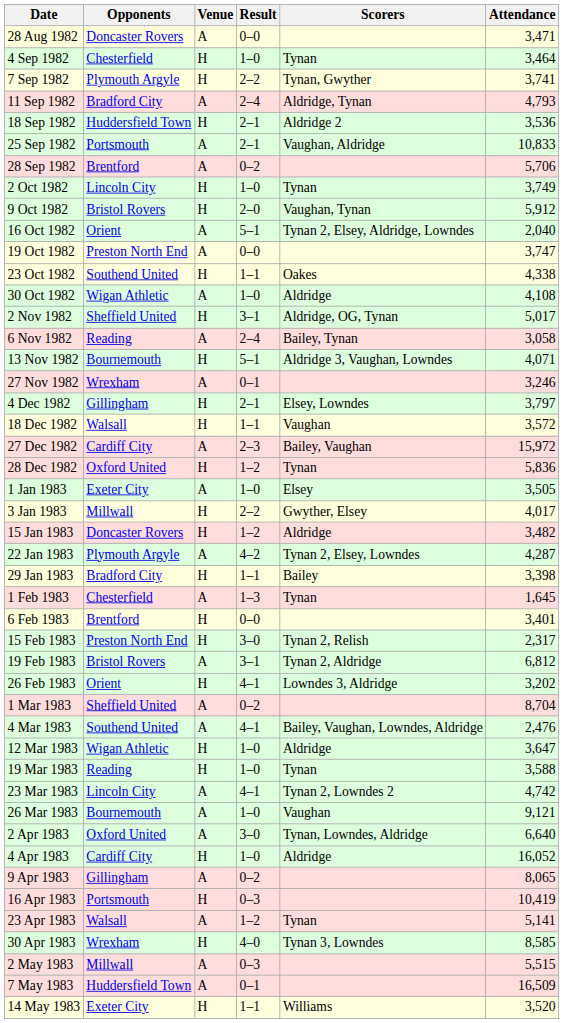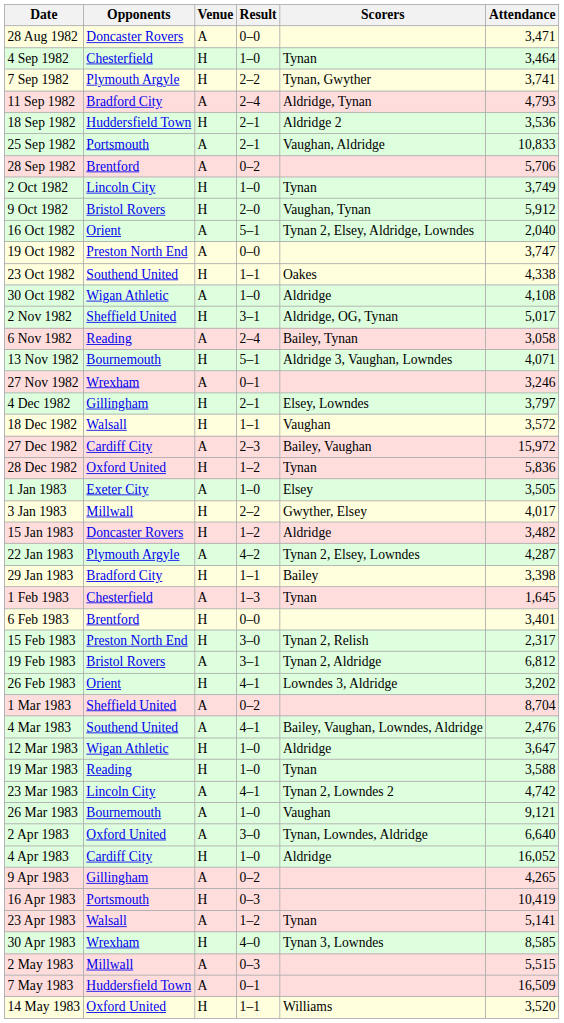(540, 878) 8,065 -> (540, 878) 4,265
(118, 1007) Exeter City -> (126, 1007) Oxford United
